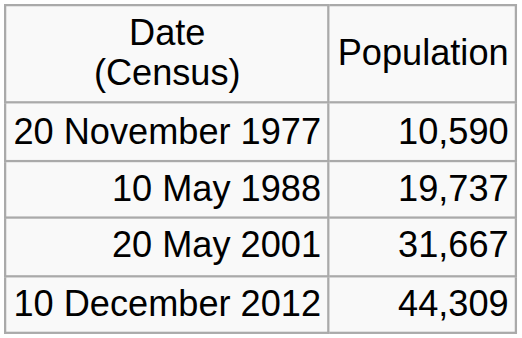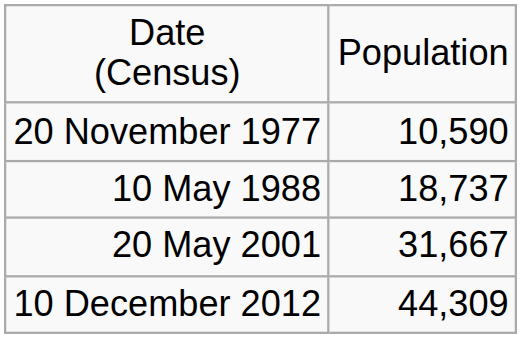(453, 188) 19,737 -> (453, 188) 18,737
